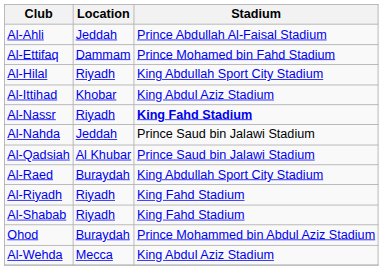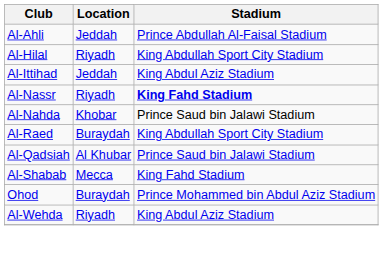- row: (33, 54)
(96, 94) Khobar -> (96, 74) Jeddah
(96, 134) Jeddah -> (96, 114) Khobar
rows swapped: (39, 154) <-> (30, 174)
- row: (35, 194)
(95, 214) Riyadh -> (94, 174) Mecca
(94, 255) Mecca -> (95, 214) Riyadh
